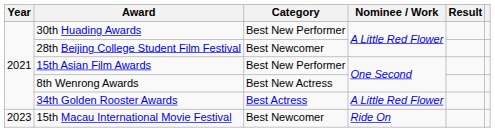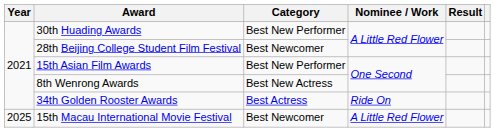(397, 100) A Little Red Flower -> (371, 100) Ride On
(19, 118) 2023 -> (19, 118) 2025
(371, 118) Ride On -> (397, 118) A Little Red Flower
